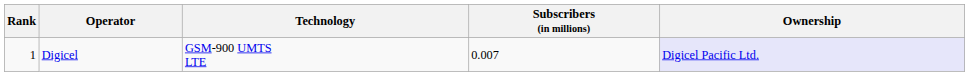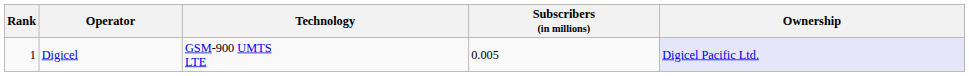(485, 54) 0.007 -> (485, 54) 0.005
